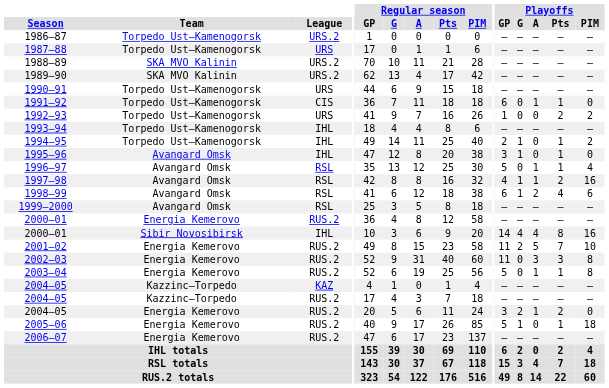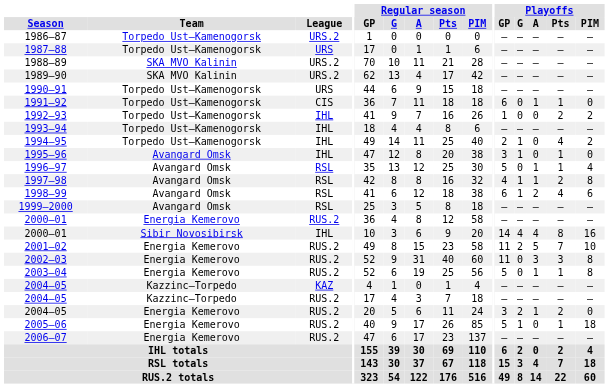(324, 115) URS -> (324, 115) IHL
(561, 141) 1 -> (561, 141) 4
(590, 181) 16 -> (590, 181) 8
